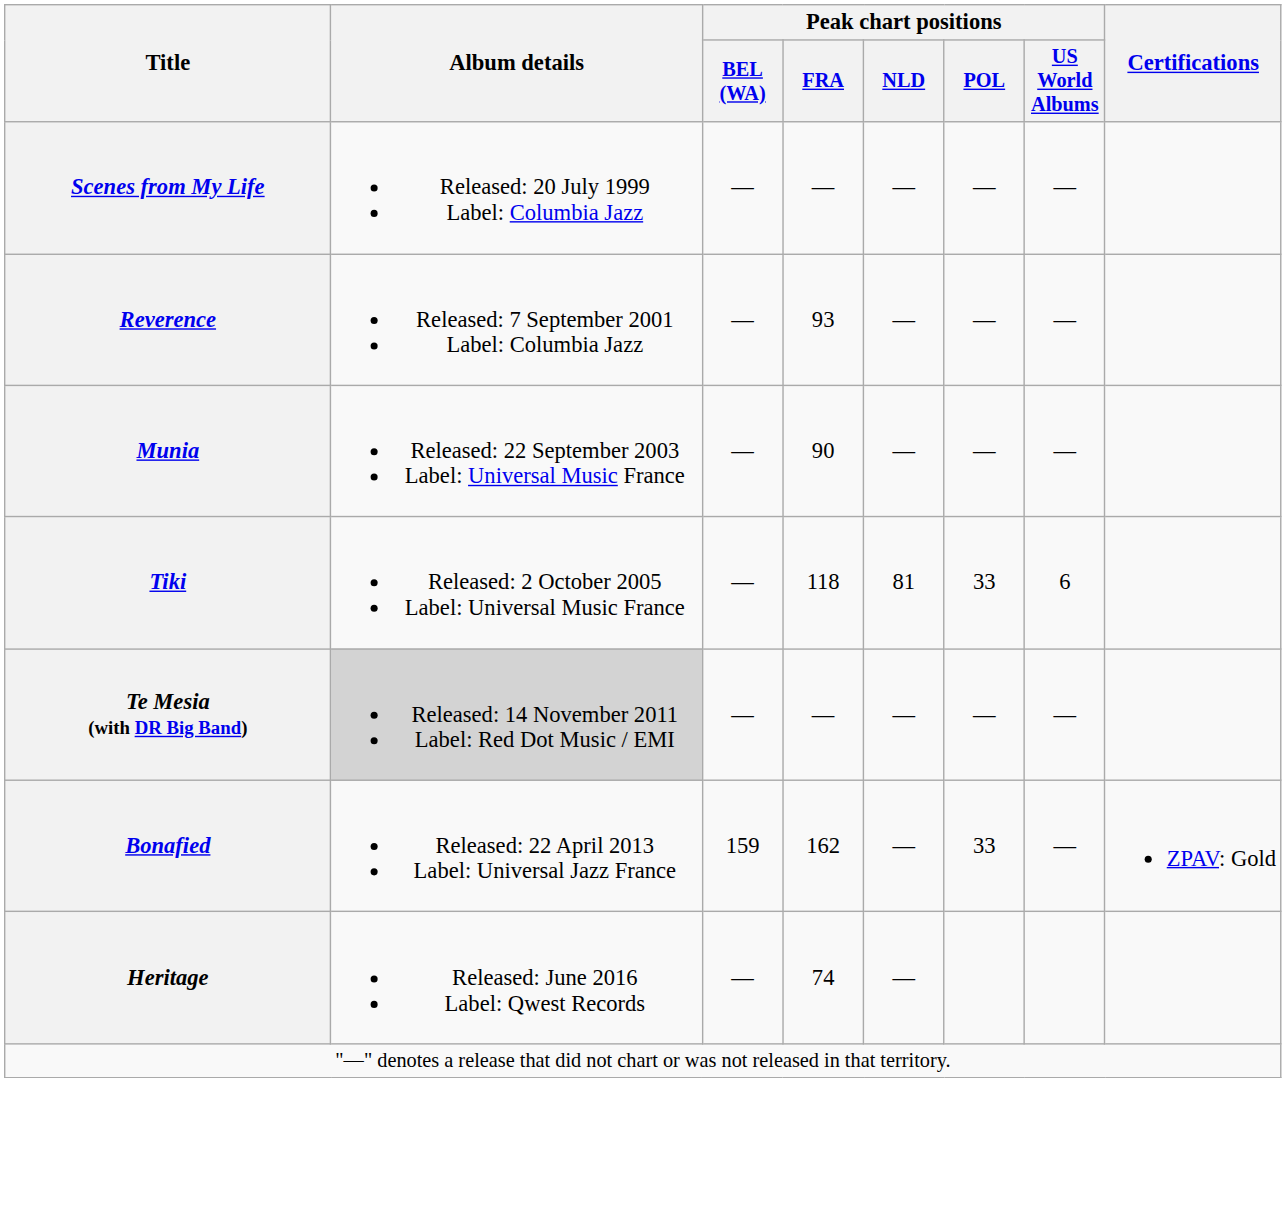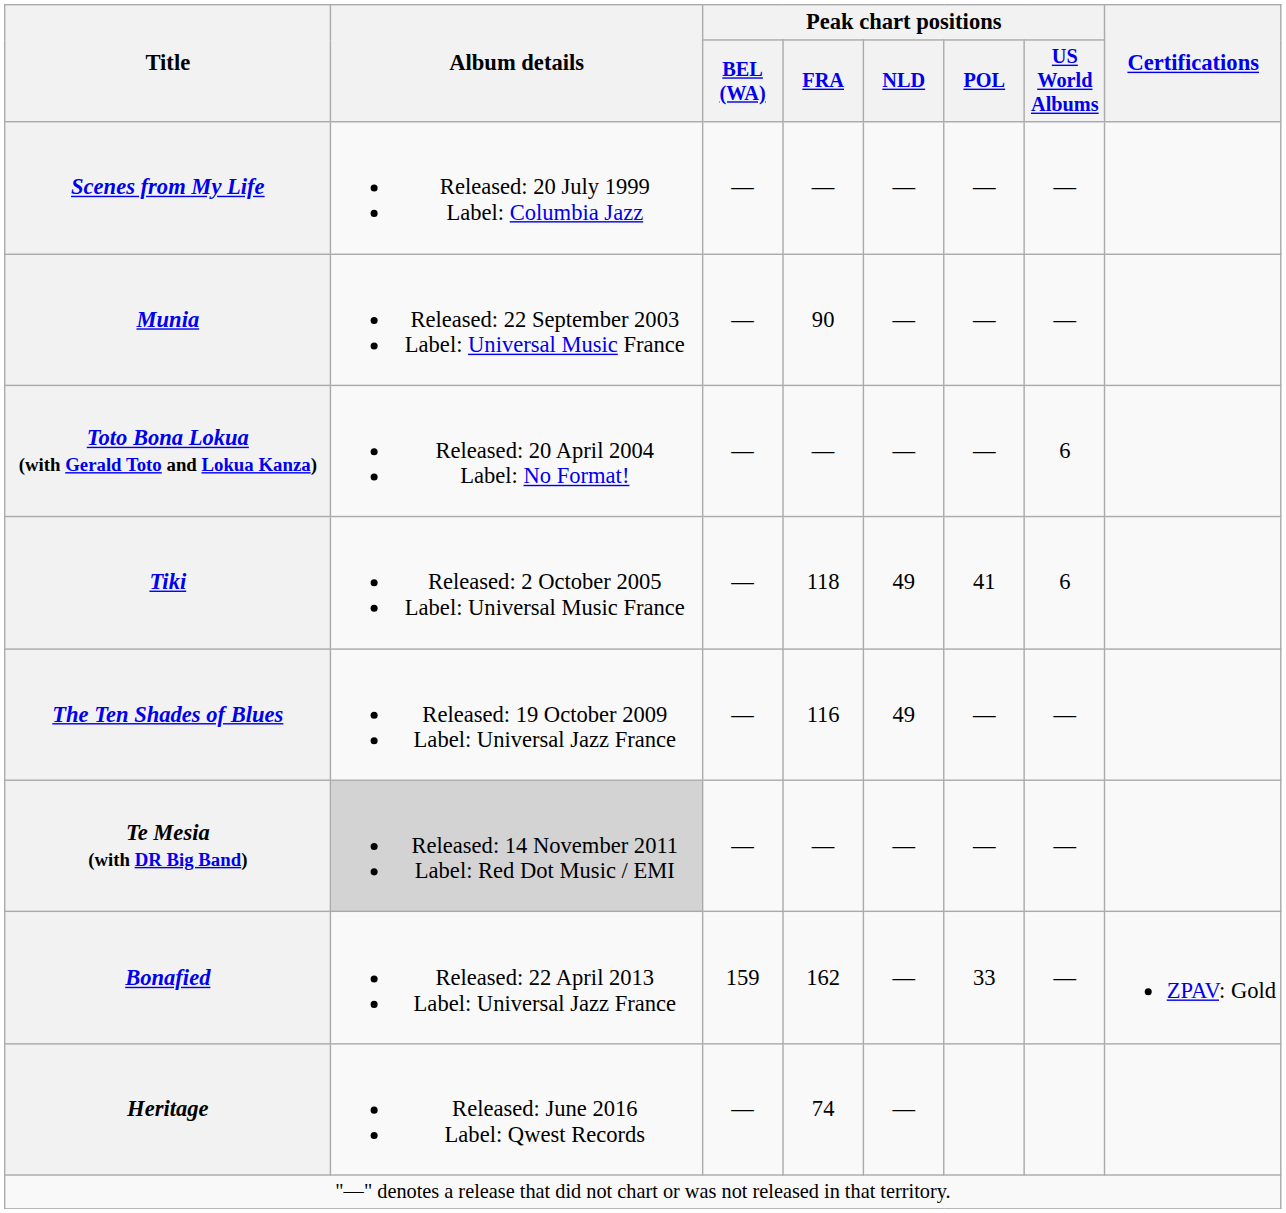- row: (168, 319)
+ row: (168, 450)
(904, 582) 81 -> (904, 582) 49
(984, 582) 33 -> (984, 582) 41
+ row: (168, 714)
